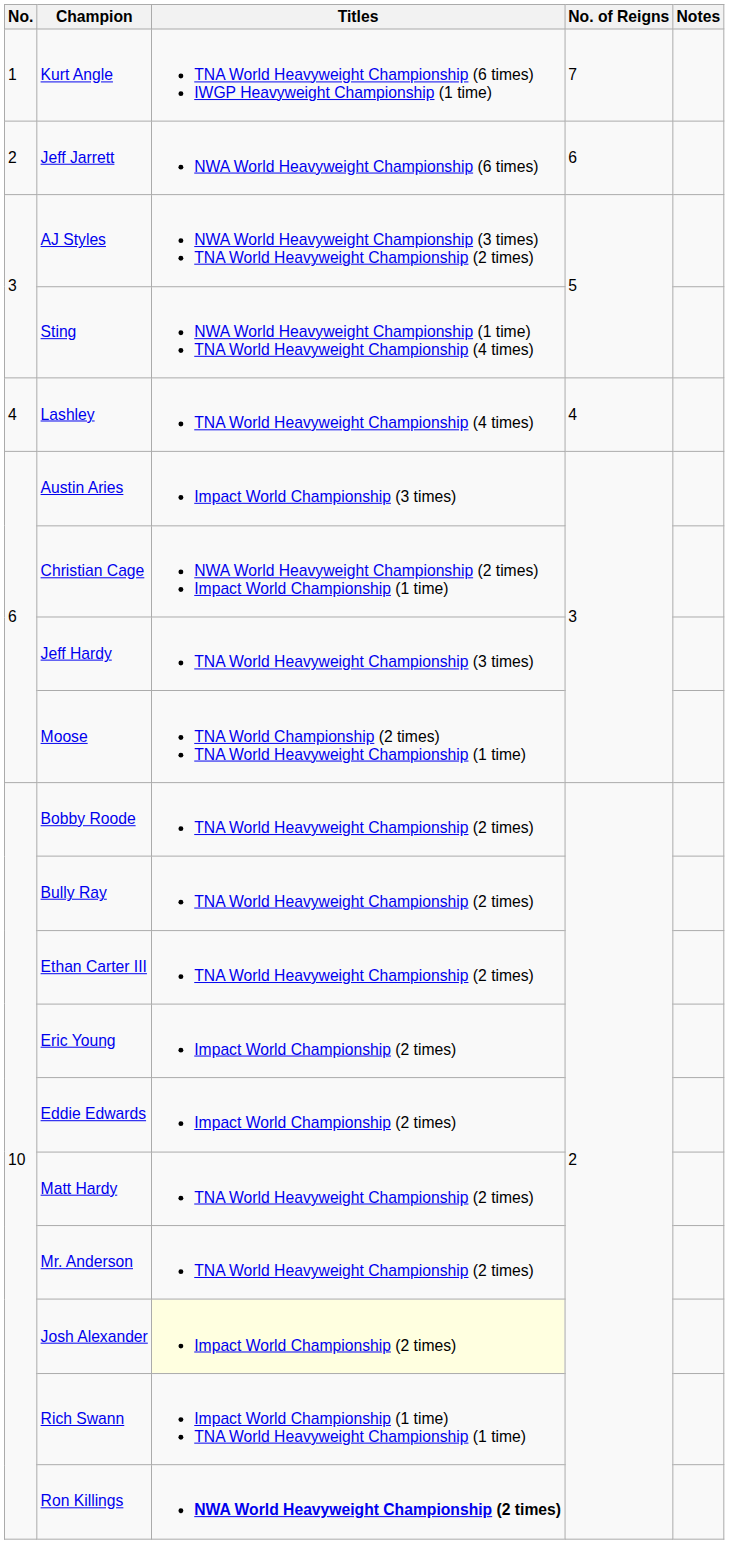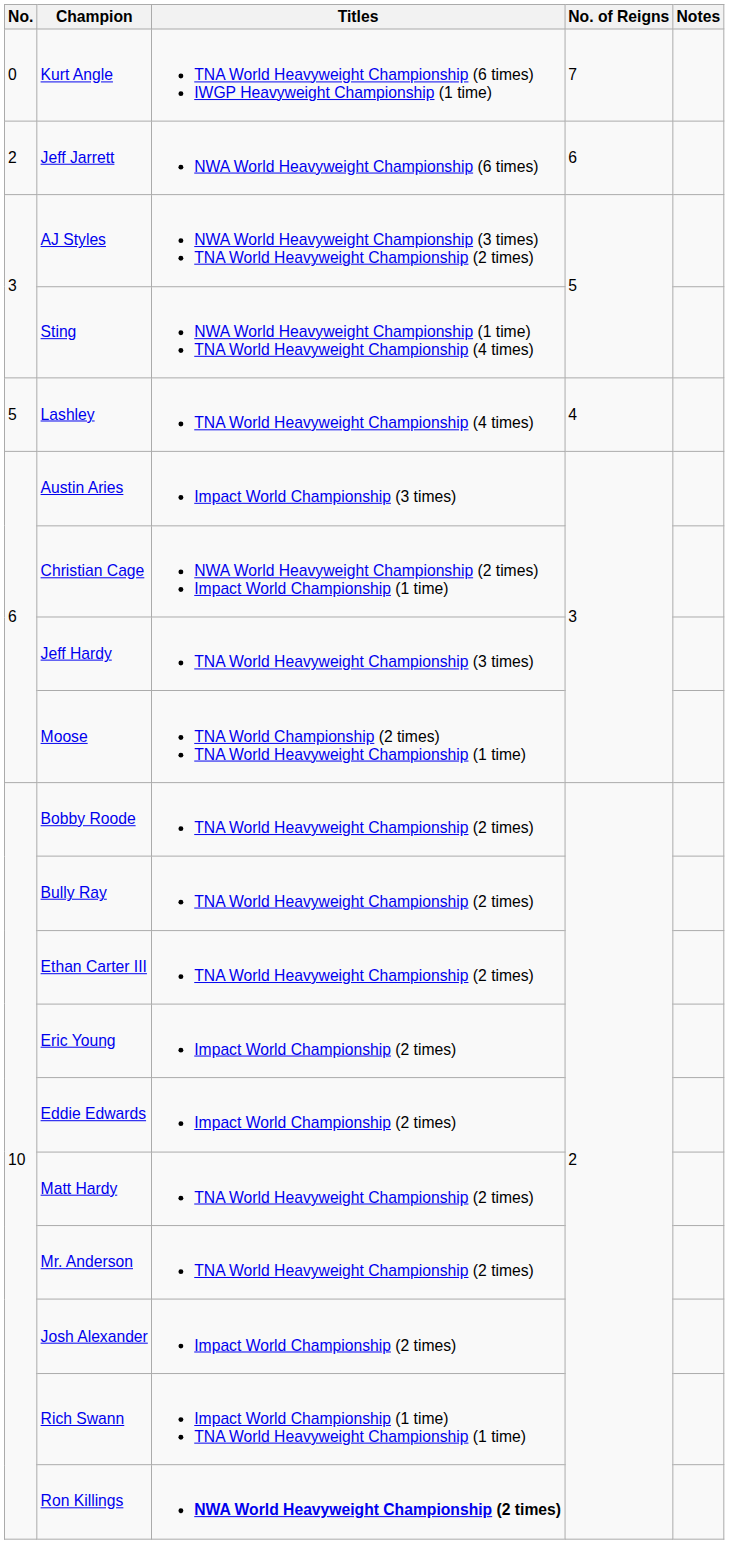(12, 75) 1 -> (12, 75) 0
(12, 414) 4 -> (12, 414) 5
(358, 1345) lightyellow background -> (358, 1345) no background
